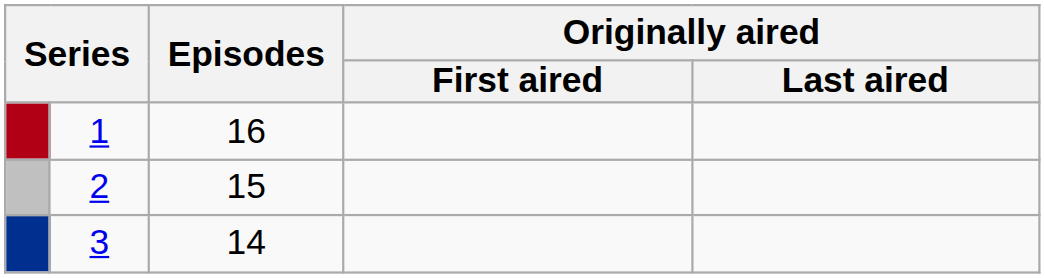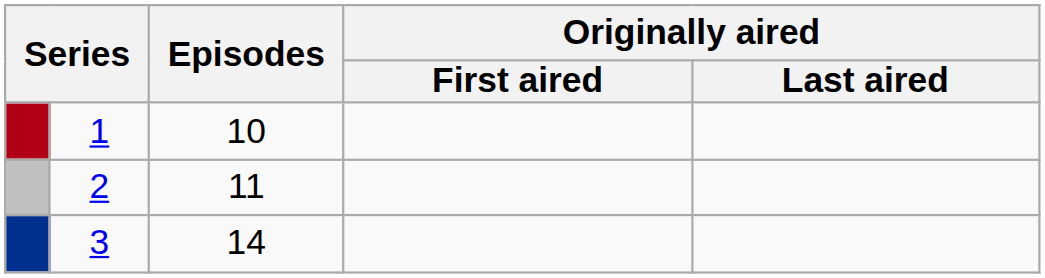(246, 130) 16 -> (246, 130) 10
(246, 186) 15 -> (246, 186) 11
